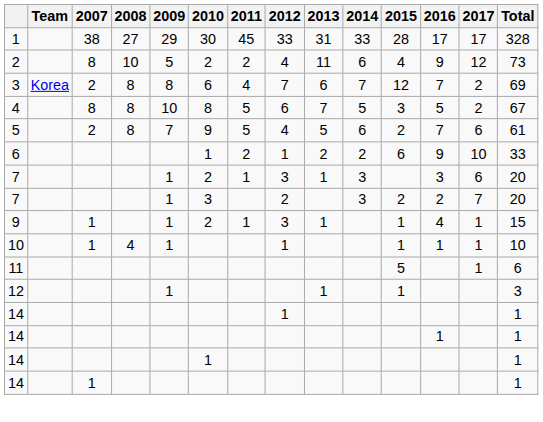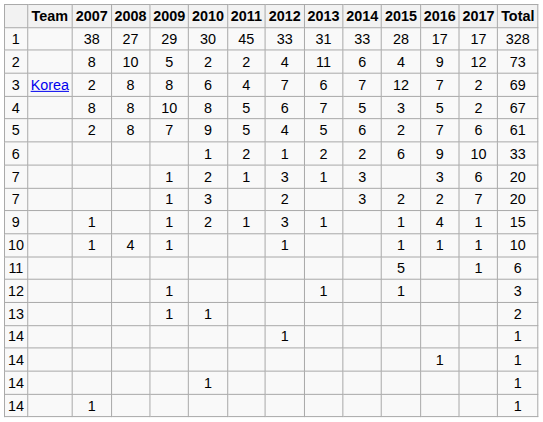+ row: (16, 314)
